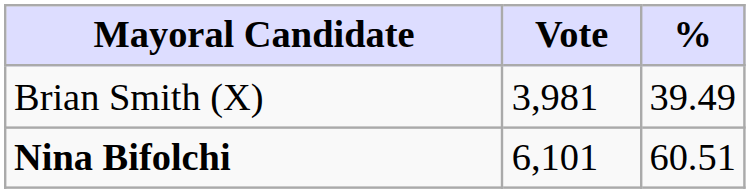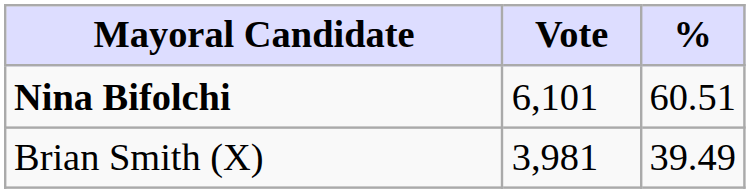rows swapped: (122, 156) <-> (139, 95)
